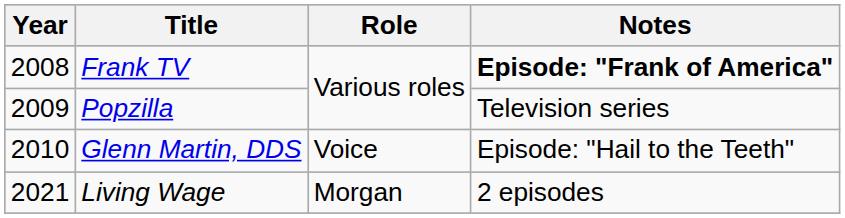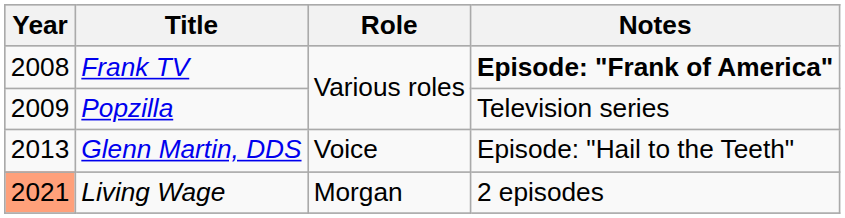(40, 150) 2010 -> (40, 150) 2013
(40, 191) no background -> (40, 191) lightsalmon background
